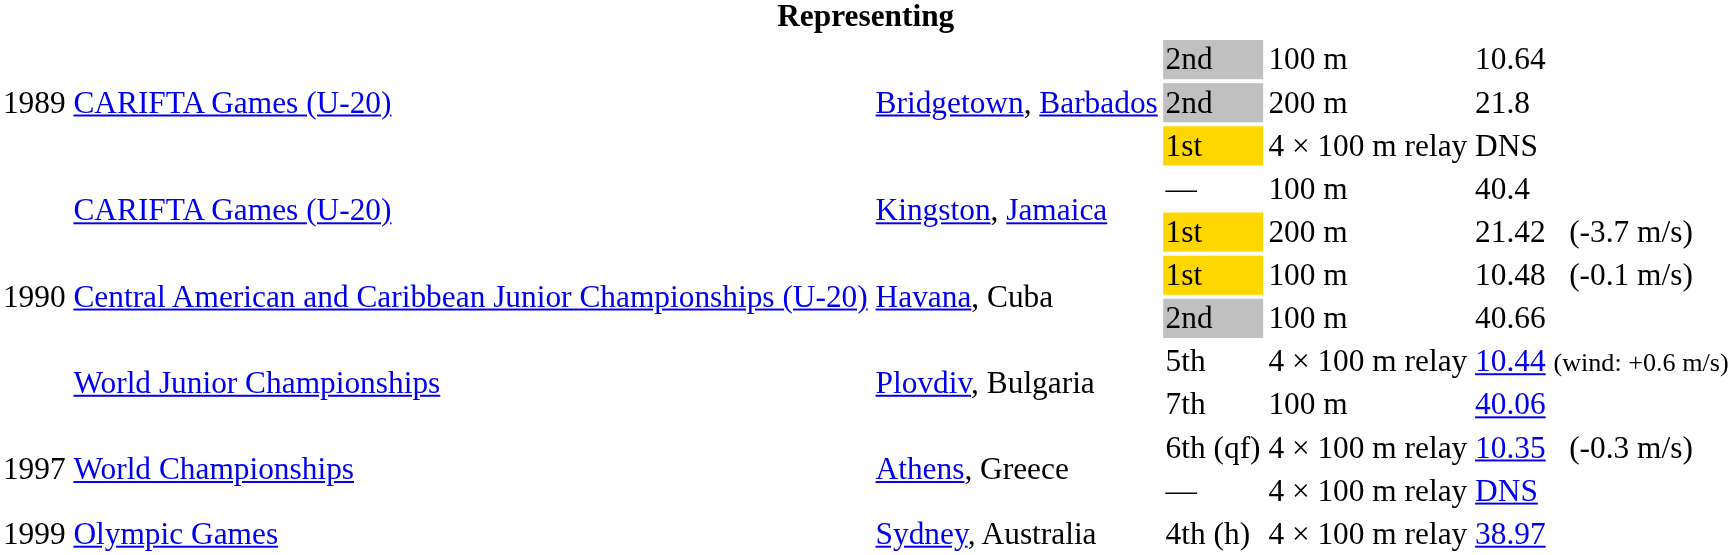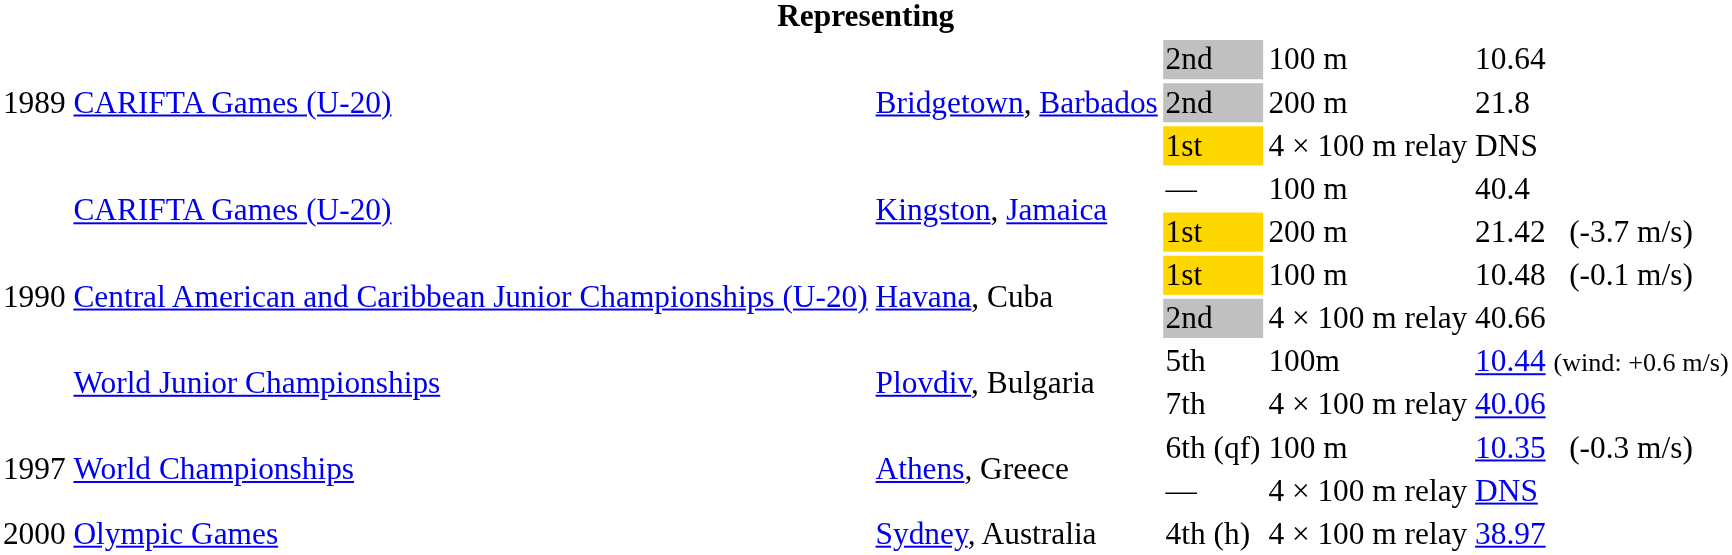(1308, 317) 100 m -> (1368, 317) 4 × 100 m relay
(1368, 360) 4 × 100 m relay -> (1304, 360) 100m
(1308, 404) 100 m -> (1368, 404) 4 × 100 m relay
(1368, 447) 4 × 100 m relay -> (1308, 447) 100 m
(34, 533) 1999 -> (34, 533) 2000
